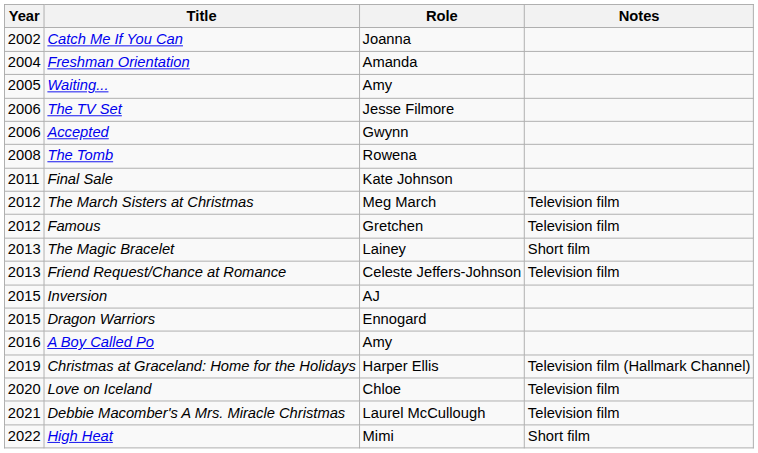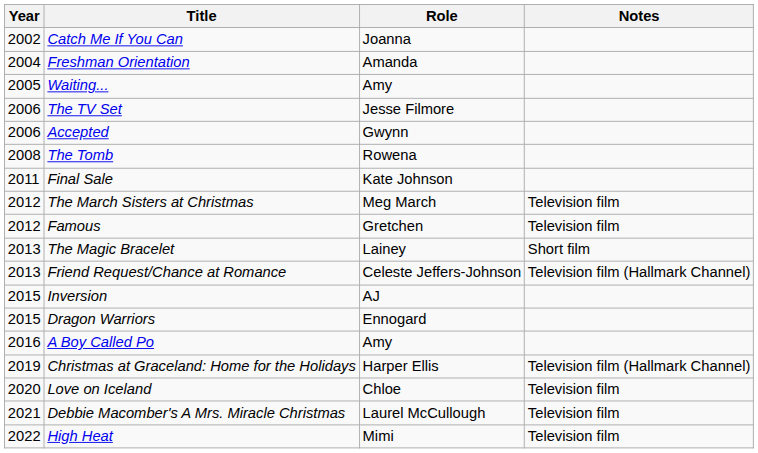(574, 272) Television film -> (639, 272) Television film (Hallmark Channel)
(559, 436) Short film -> (574, 436) Television film
